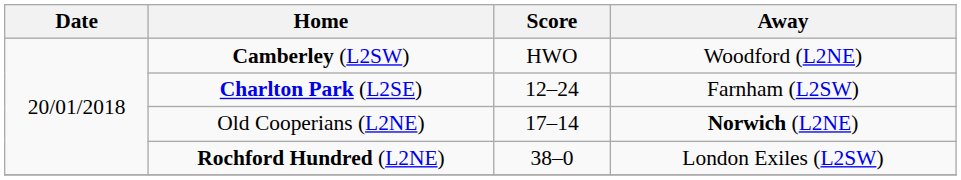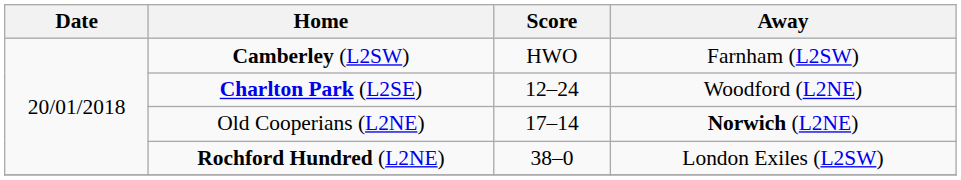(783, 55) Woodford (L2NE) -> (783, 55) Farnham (L2SW)
(783, 89) Farnham (L2SW) -> (783, 89) Woodford (L2NE)
